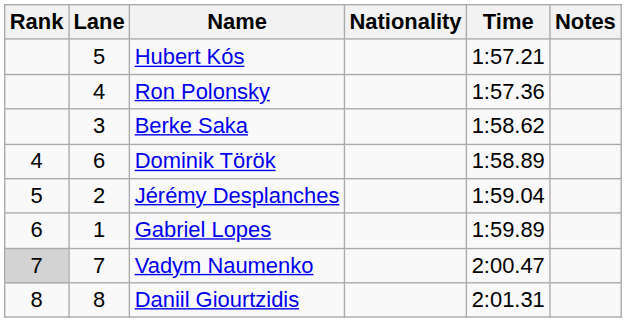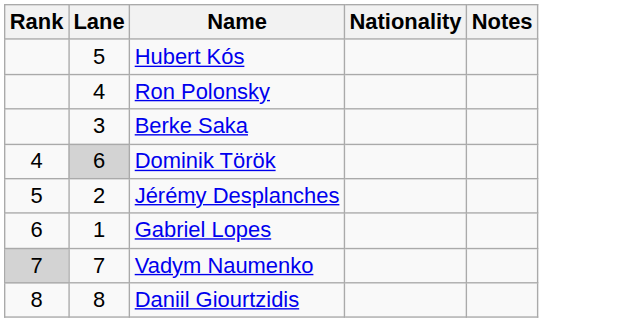- column: (508, 21)
(99, 160) no background -> (99, 160) lightgrey background
